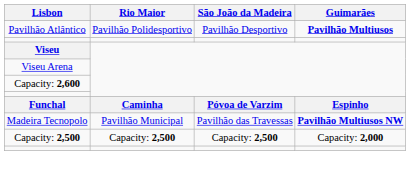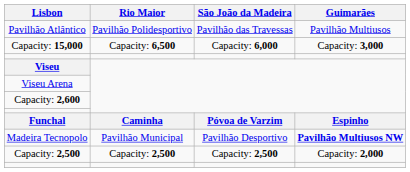(245, 29) Pavilhão Desportivo -> (245, 29) Pavilhão das Travessas
(350, 29) bold -> (350, 29) normal
+ row: (47, 45)
(245, 121) Pavilhão das Travessas -> (245, 137) Pavilhão Desportivo
